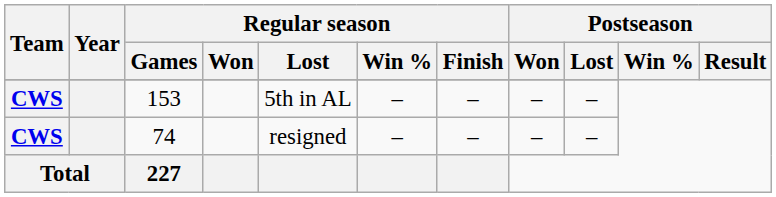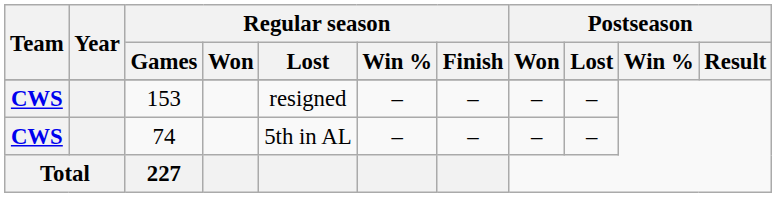(308, 98) 5th in AL -> (308, 98) resigned
(308, 136) resigned -> (308, 136) 5th in AL
